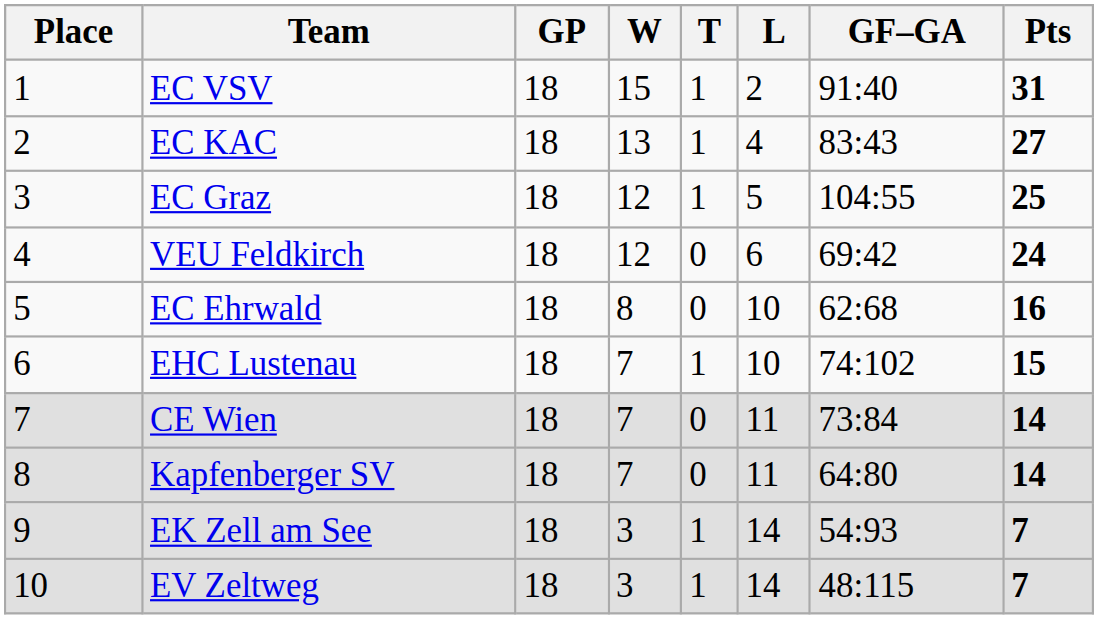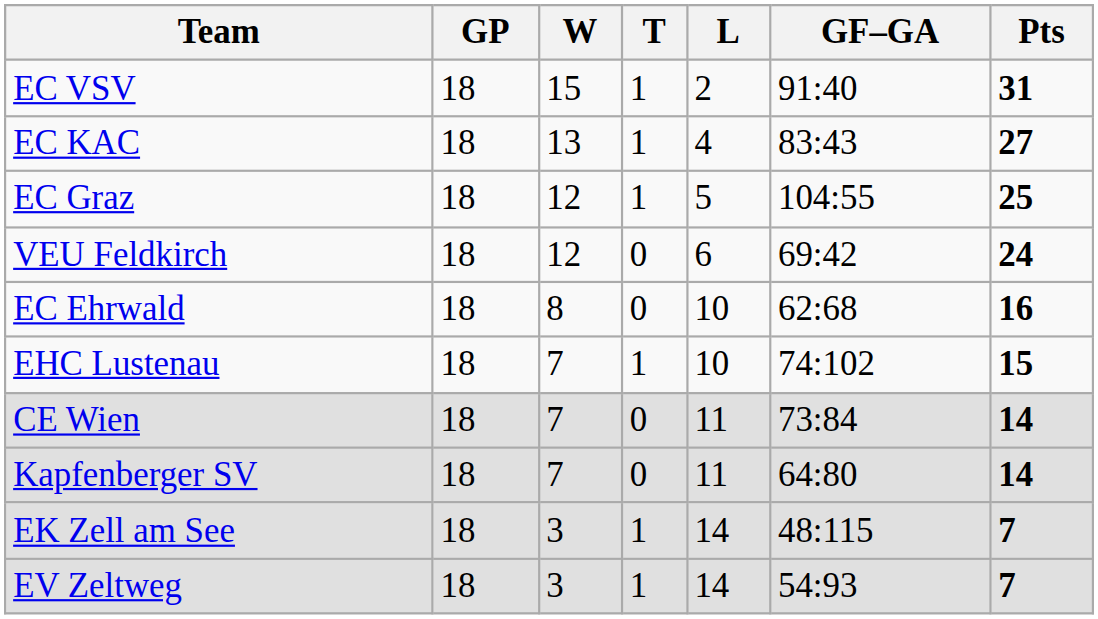- column: (74, 32)
(858, 530) 54:93 -> (826, 530) 48:115
(866, 585) 48:115 -> (818, 585) 54:93
